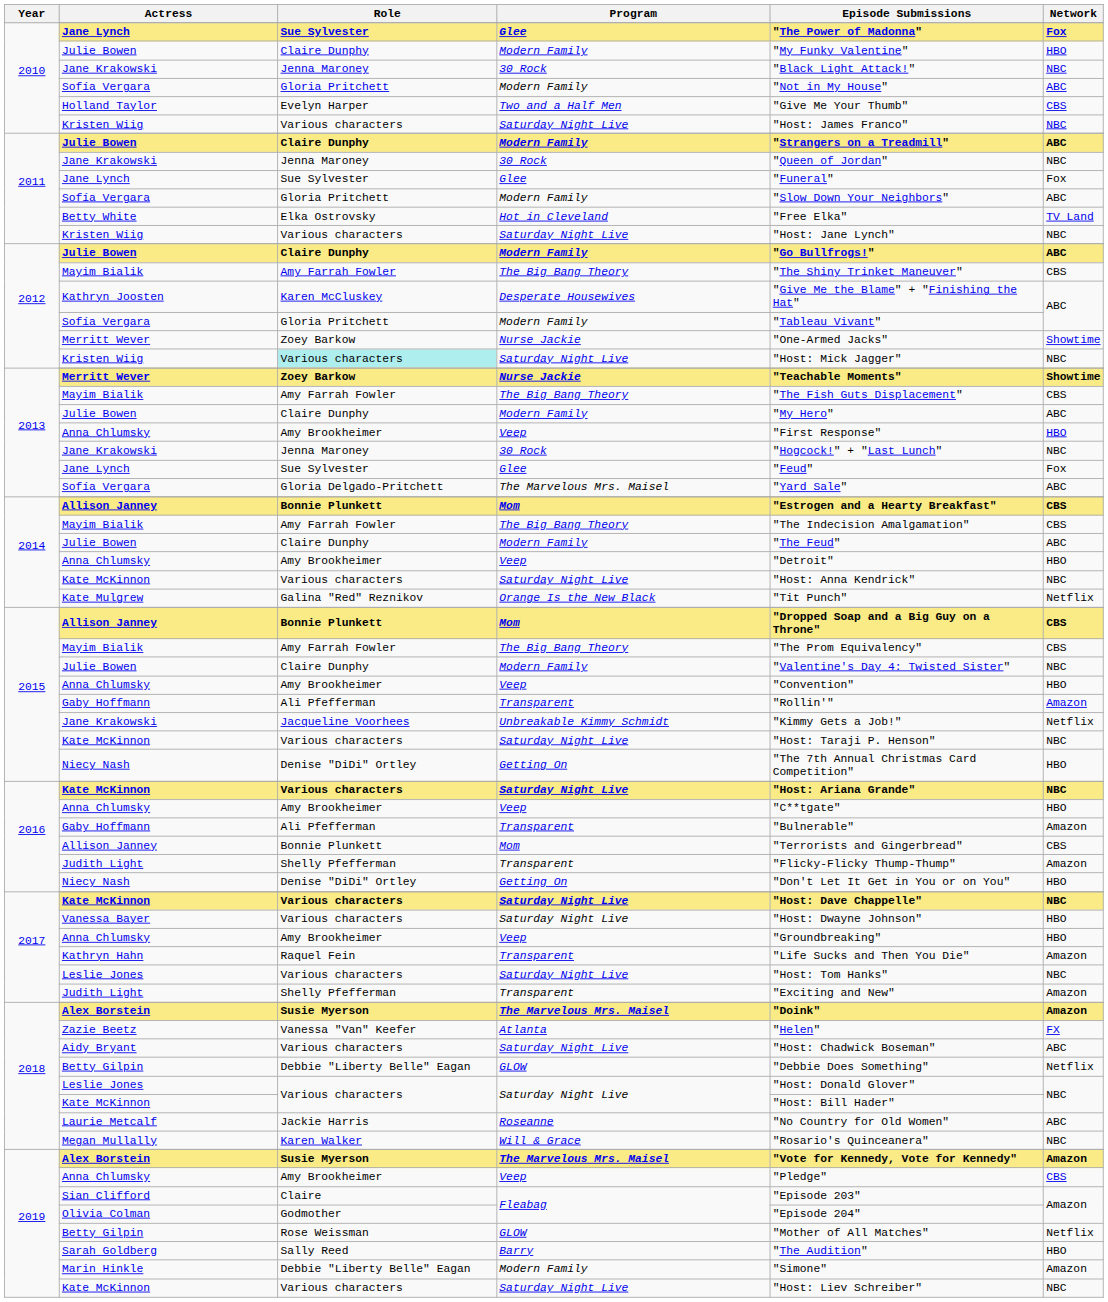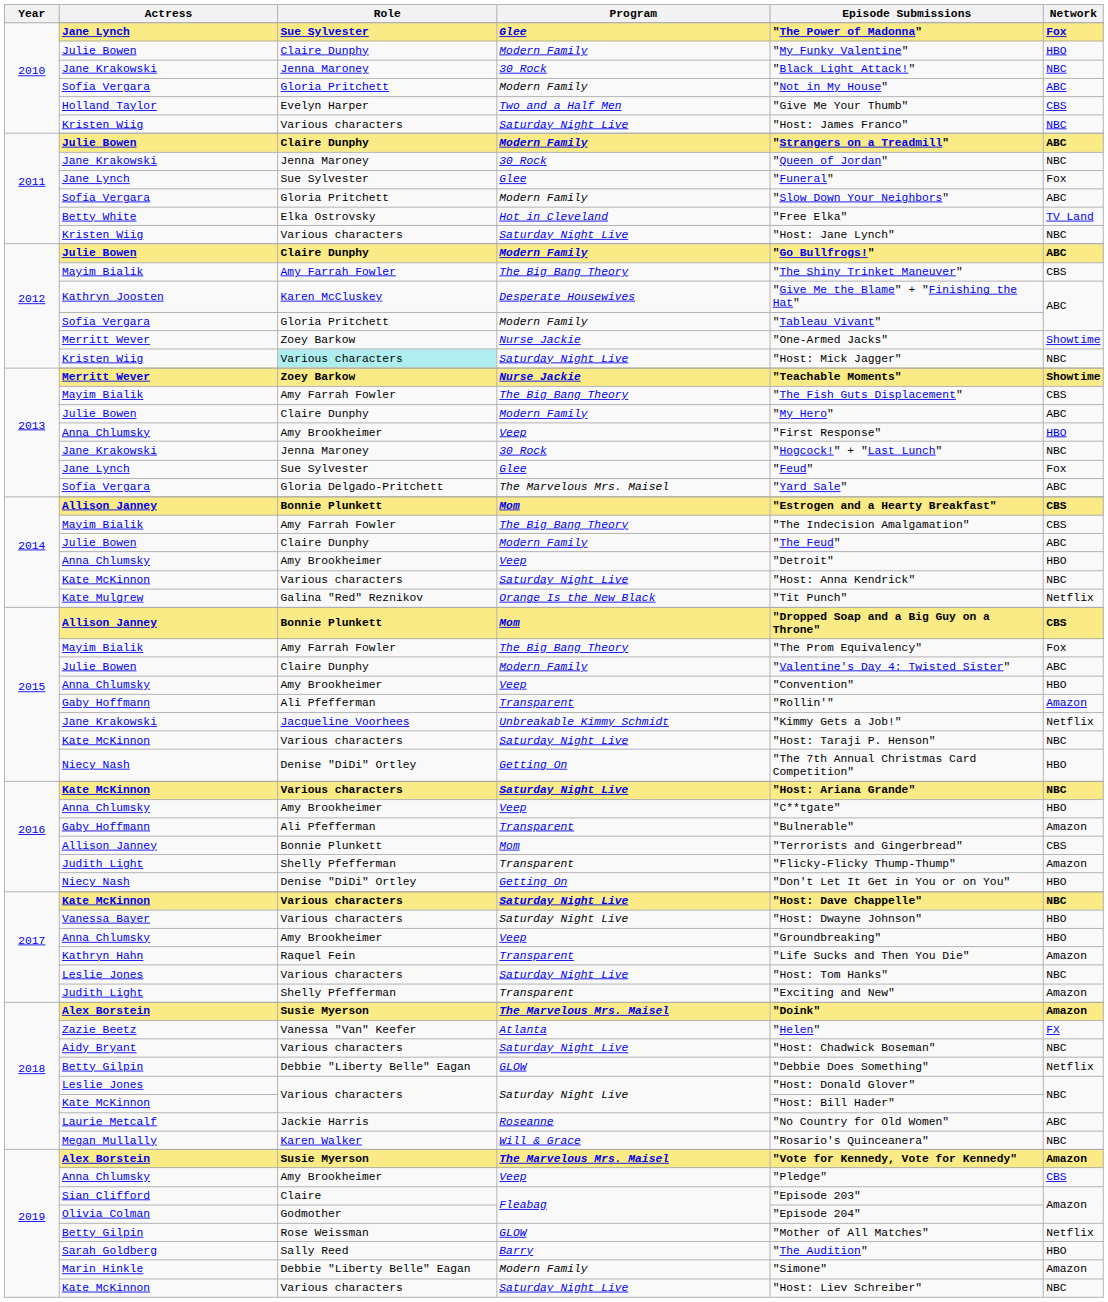(1056, 648) CBS -> (1056, 648) Fox
(1056, 666) NBC -> (1056, 666) ABC
(1056, 1048) ABC -> (1056, 1048) NBC
